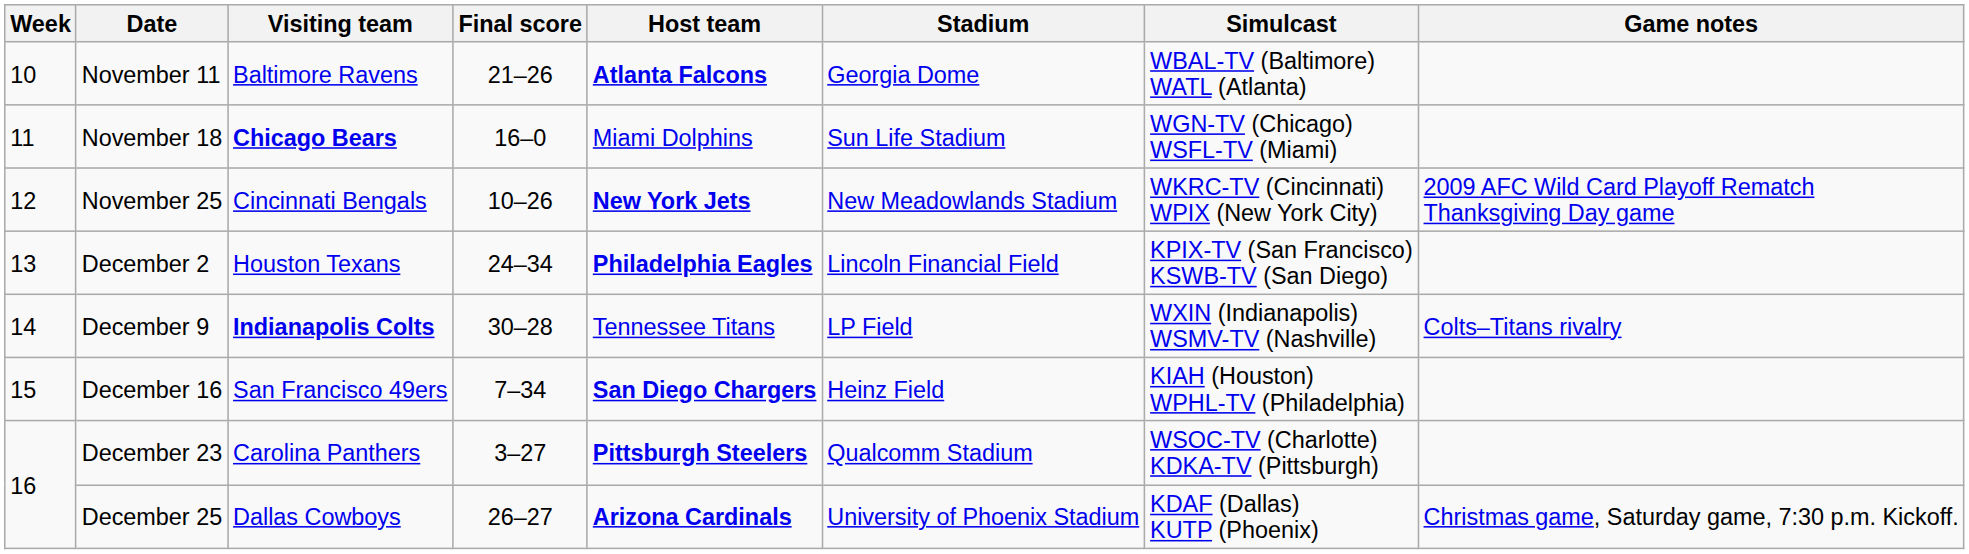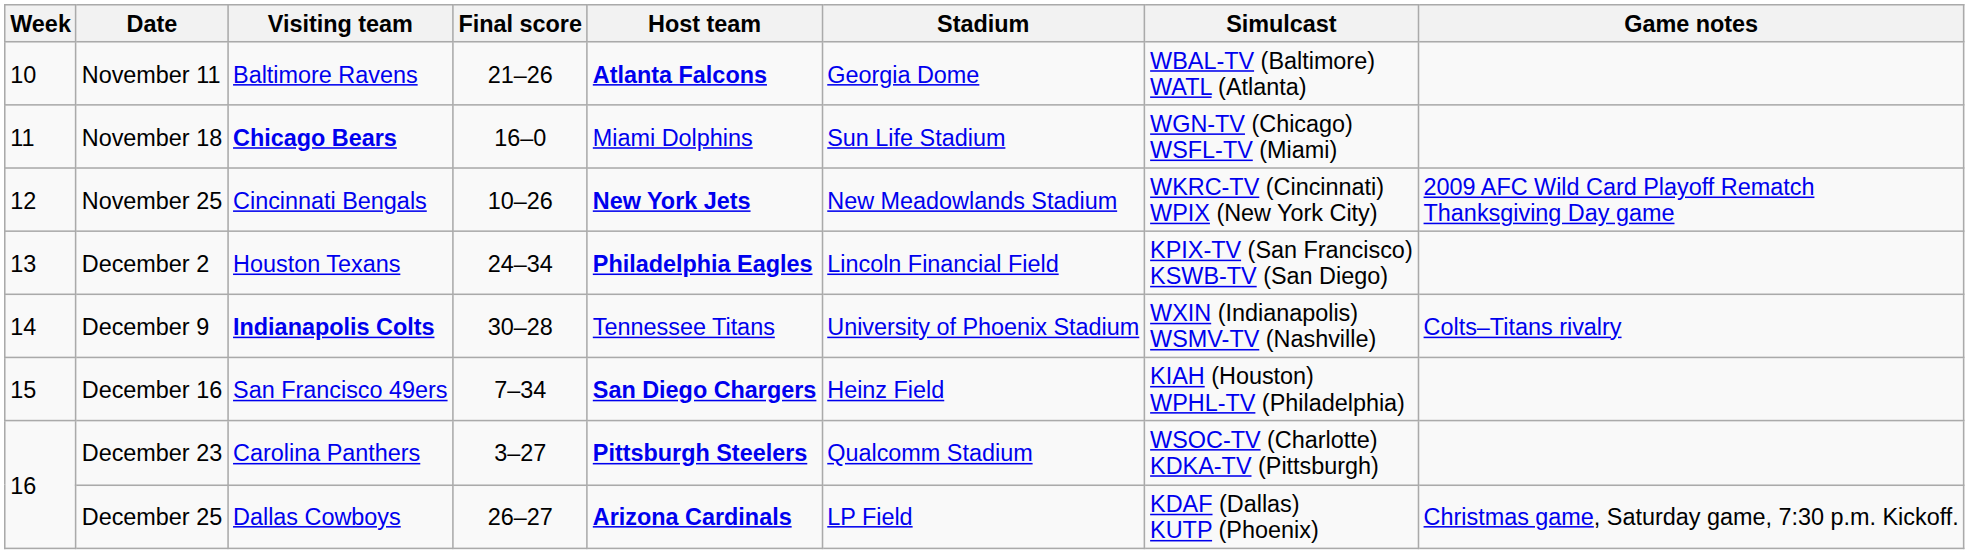(870, 327) LP Field -> (983, 327) University of Phoenix Stadium
(983, 516) University of Phoenix Stadium -> (870, 516) LP Field
